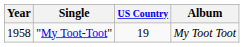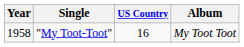(143, 32) 19 -> (143, 32) 16
